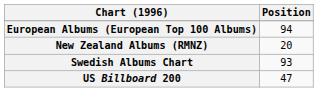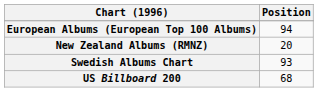(286, 79) 47 -> (286, 79) 68
